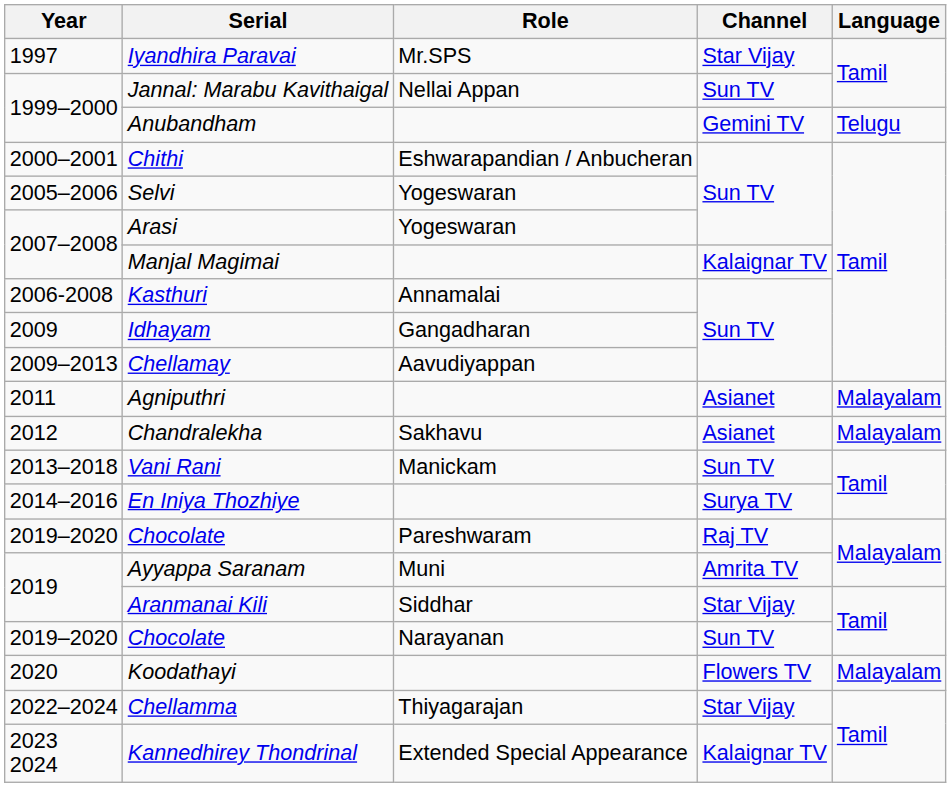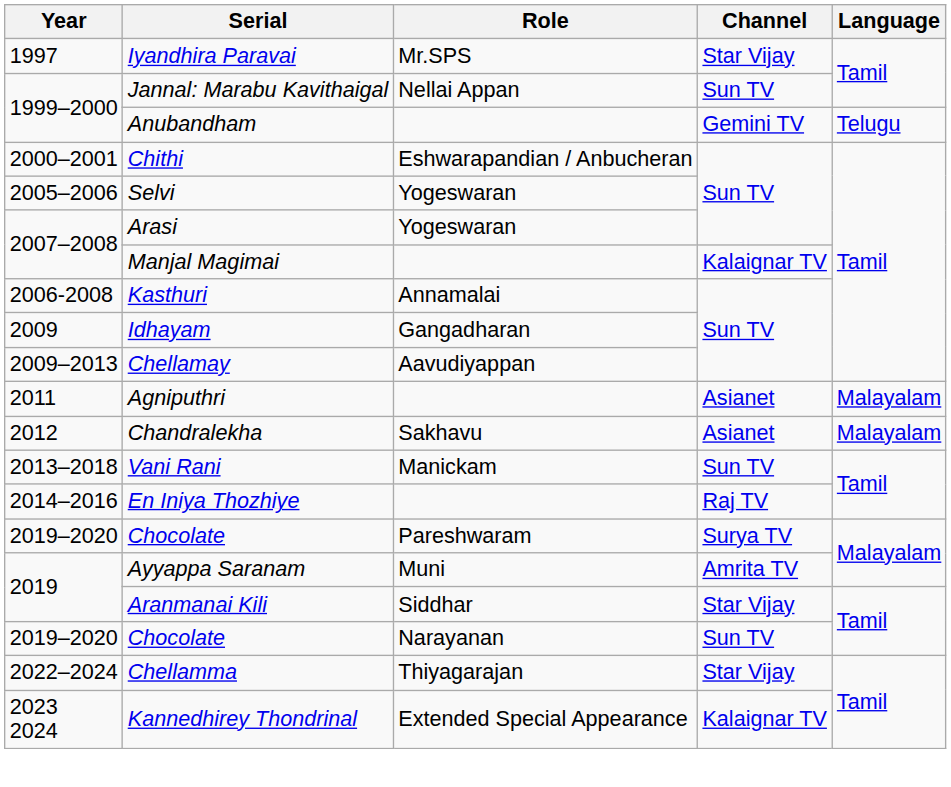(747, 501) Surya TV -> (735, 501) Raj TV
(735, 535) Raj TV -> (747, 535) Surya TV
- row: (182, 672)
